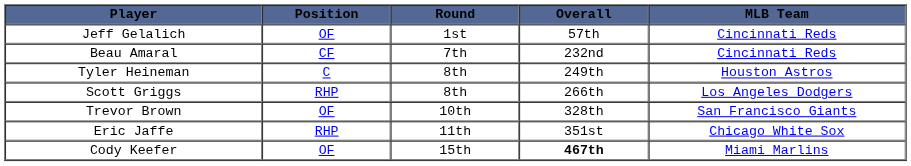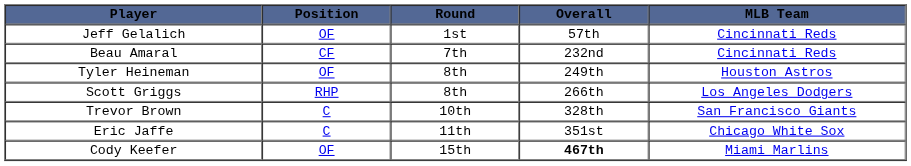(327, 73) C -> (327, 73) OF
(327, 112) OF -> (327, 112) C
(327, 131) RHP -> (327, 131) C
